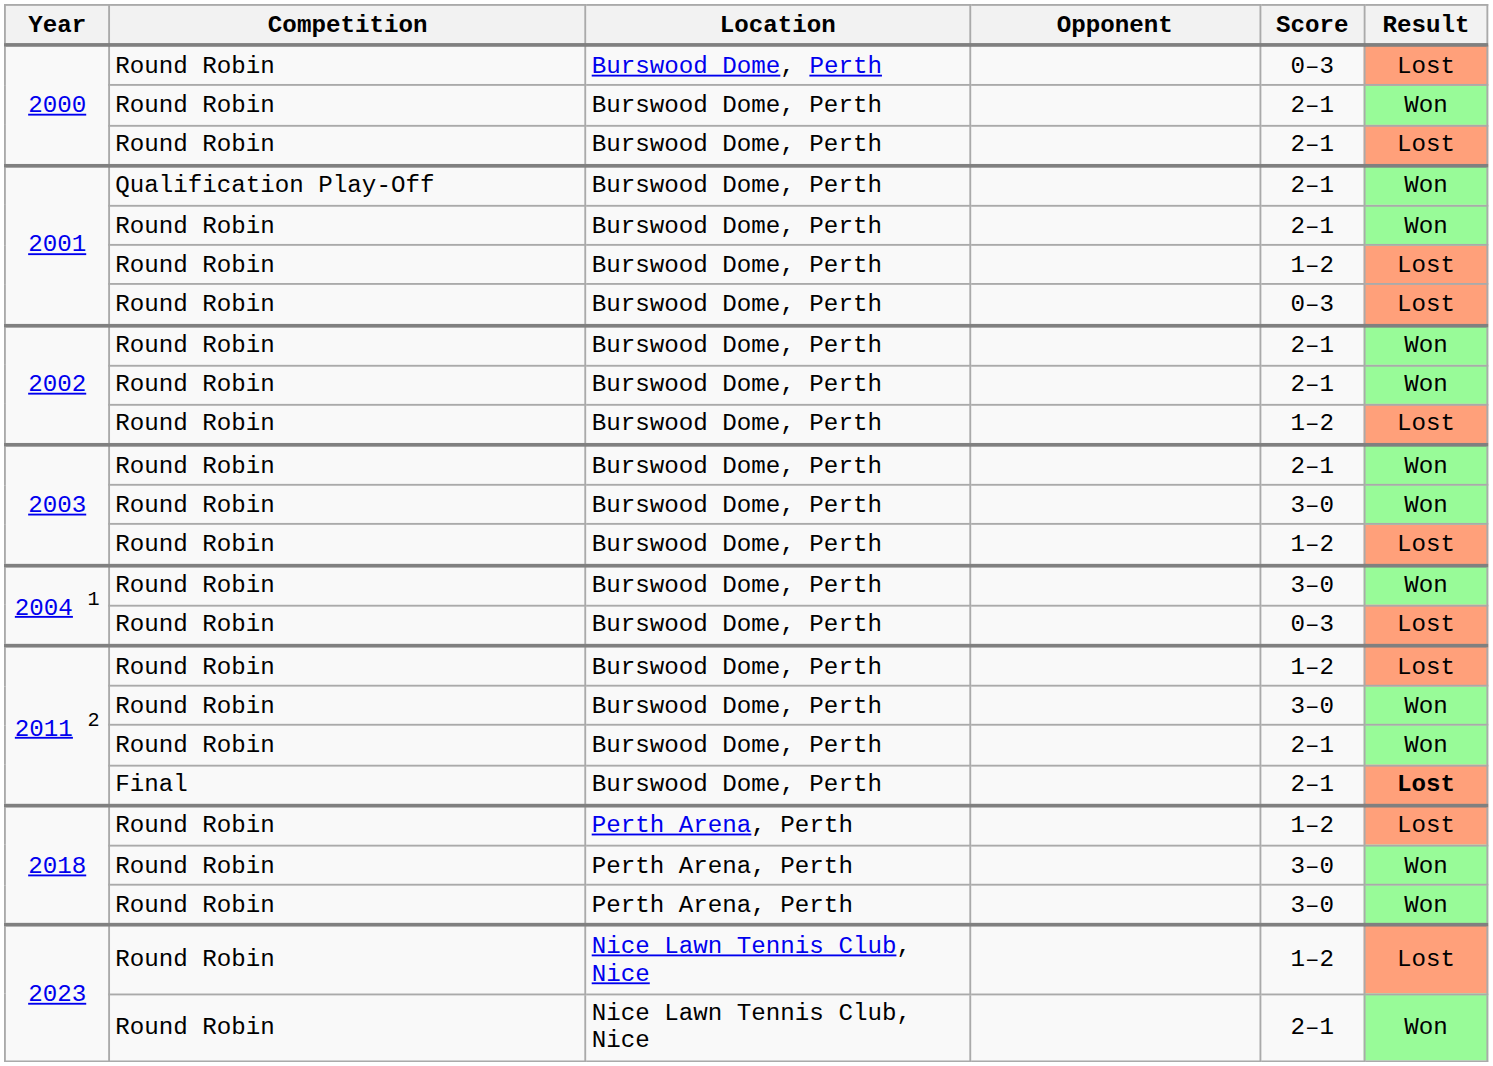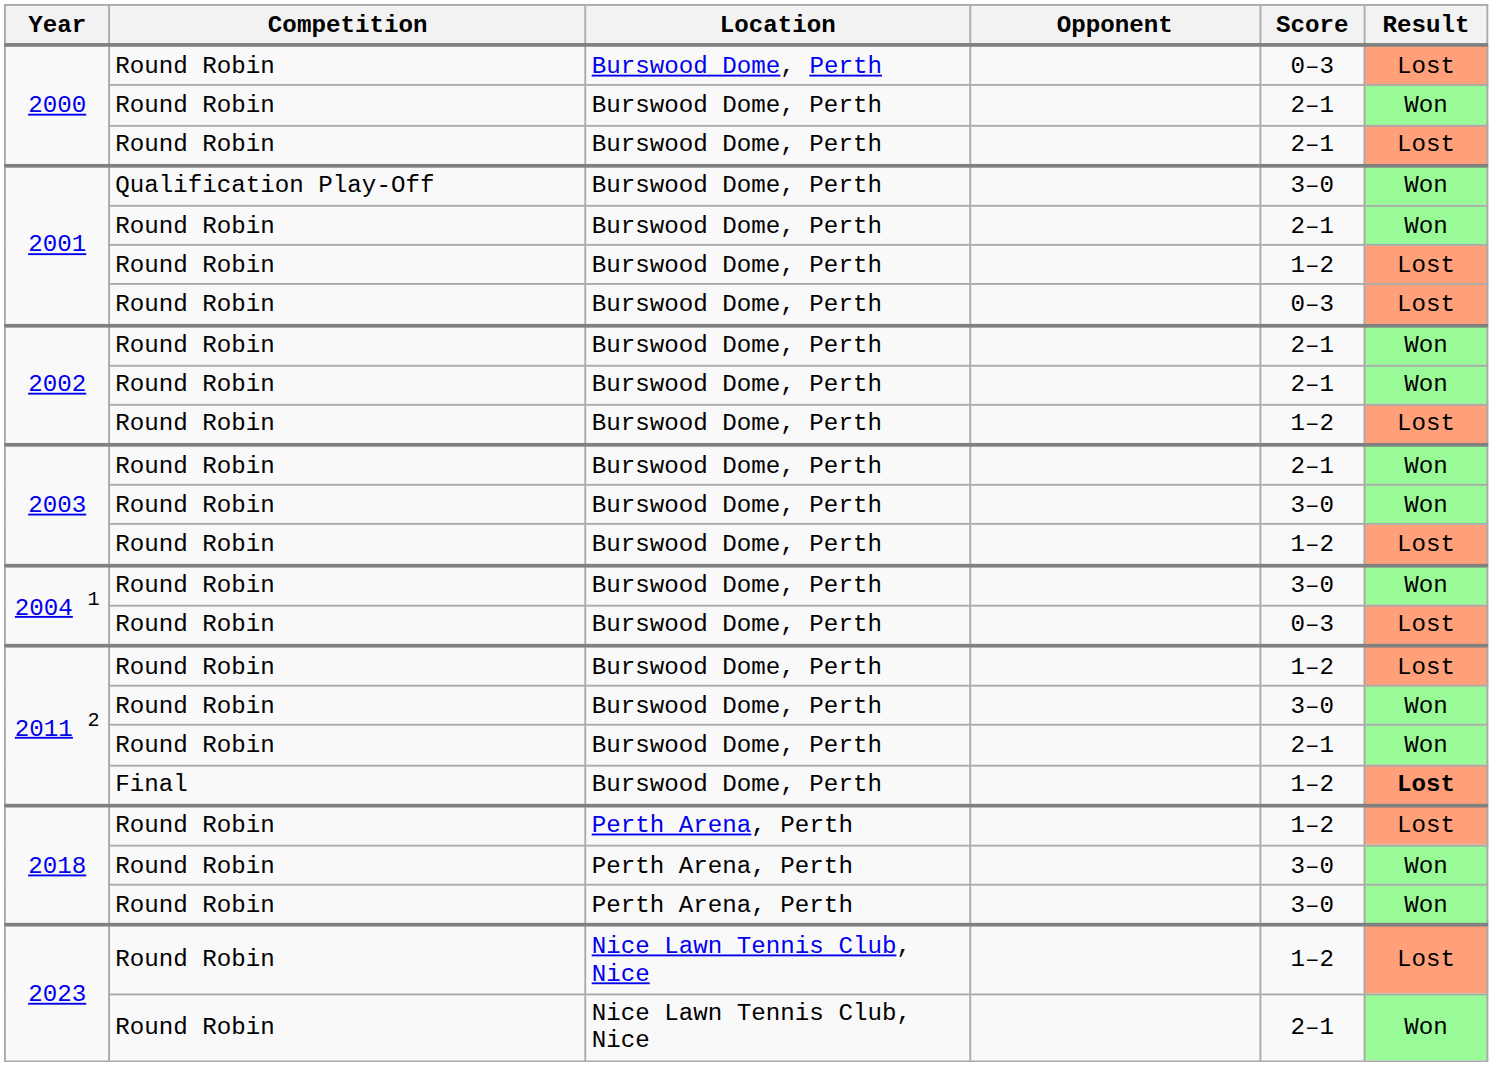(1312, 186) 2–1 -> (1312, 186) 3–0
(1312, 785) 2–1 -> (1312, 785) 1–2
